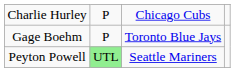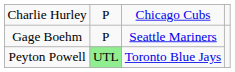(173, 36) Toronto Blue Jays -> (173, 36) Seattle Mariners
(173, 57) Seattle Mariners -> (173, 57) Toronto Blue Jays
